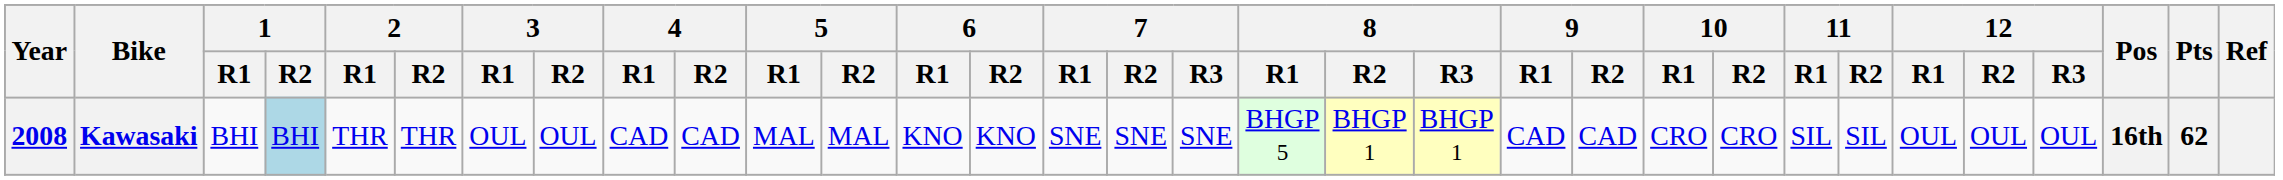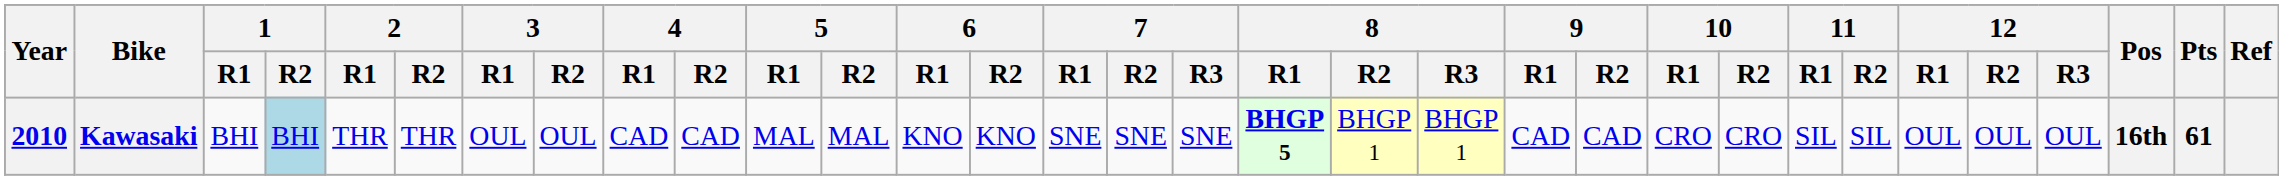(39, 135) 2008 -> (39, 135) 2010
(1282, 135) normal -> (1285, 135) bold
(2194, 135) 62 -> (2199, 135) 61
